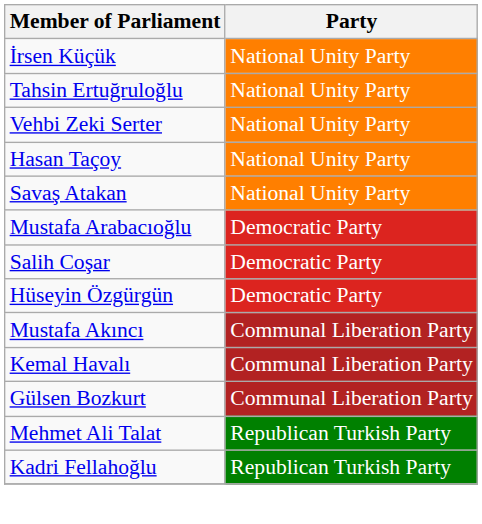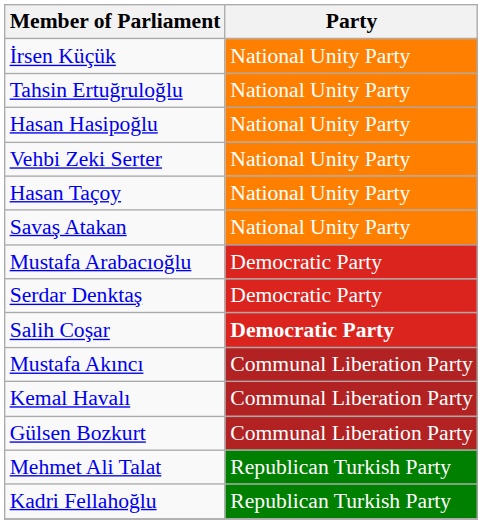+ row: (84, 124)
+ row: (76, 295)
(306, 261) normal -> (312, 329) bold
- row: (91, 295)
